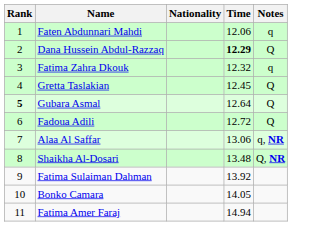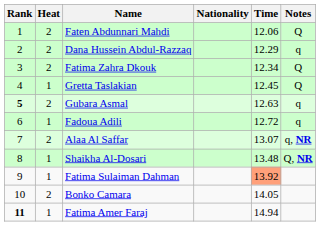+ column: (49, 13)
(271, 31) q -> (298, 31) Q
(239, 49) bold -> (266, 49) normal
(271, 49) Q -> (298, 49) q
(239, 67) 12.32 -> (266, 67) 12.34
(271, 67) q -> (298, 67) Q
(239, 103) 12.64 -> (266, 103) 12.63
(271, 103) Q -> (298, 103) q
(271, 121) Q -> (298, 121) q
(239, 140) 13.06 -> (266, 140) 13.07
(239, 176) no background -> (266, 176) lightsalmon background
(20, 212) normal -> (20, 212) bold
